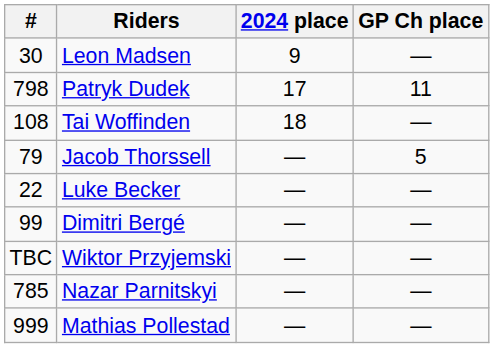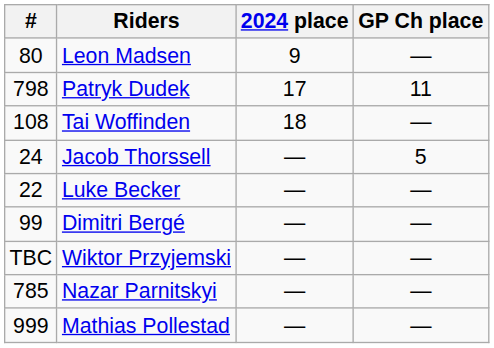(31, 55) 30 -> (31, 55) 80
(31, 156) 79 -> (31, 156) 24
